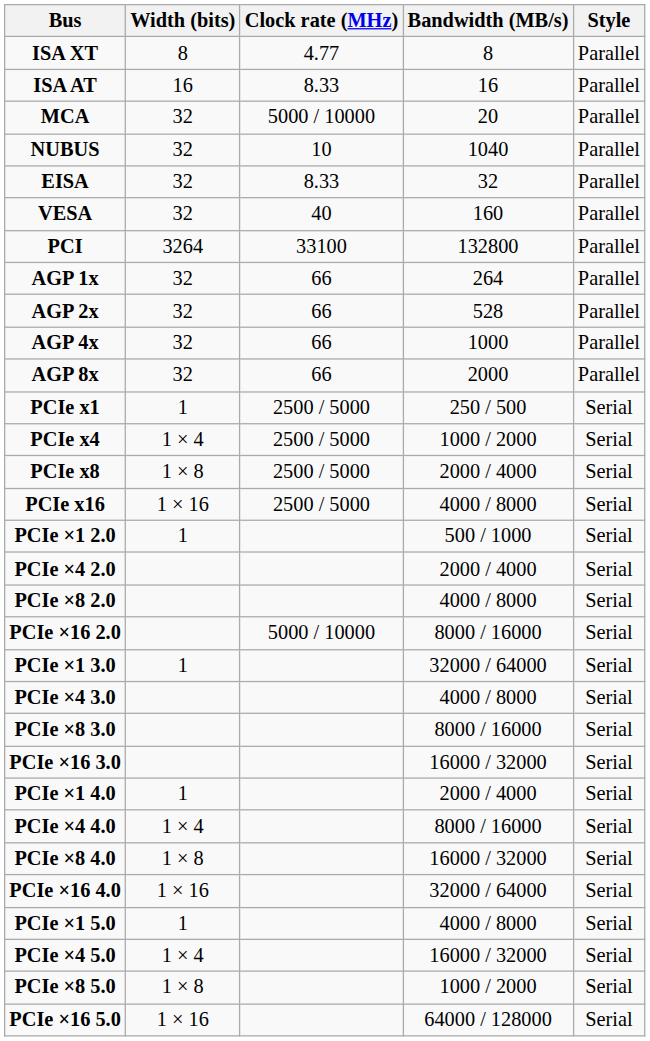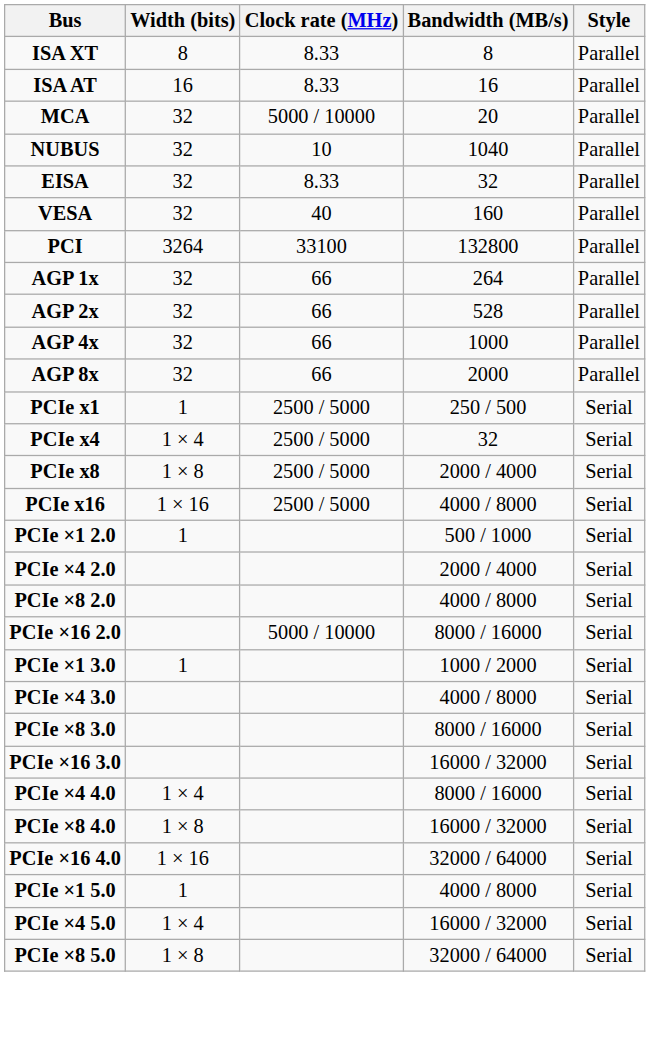(321, 52) 4.77 -> (321, 52) 8.33
(488, 439) 1000 / 2000 -> (488, 439) 32
(488, 665) 32000 / 64000 -> (488, 665) 1000 / 2000
- row: (65, 794)
(488, 987) 1000 / 2000 -> (488, 955) 32000 / 64000
- row: (65, 1019)
